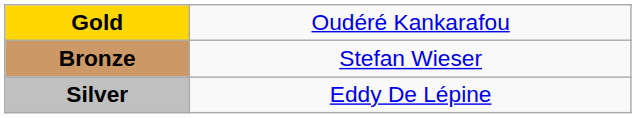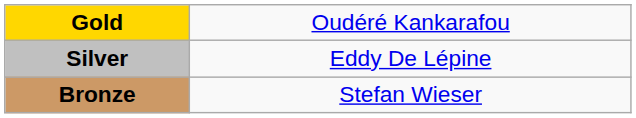rows swapped: (97, 94) <-> (97, 58)
